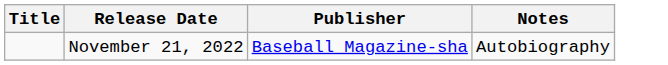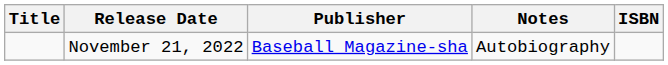+ column: (639, 19)
